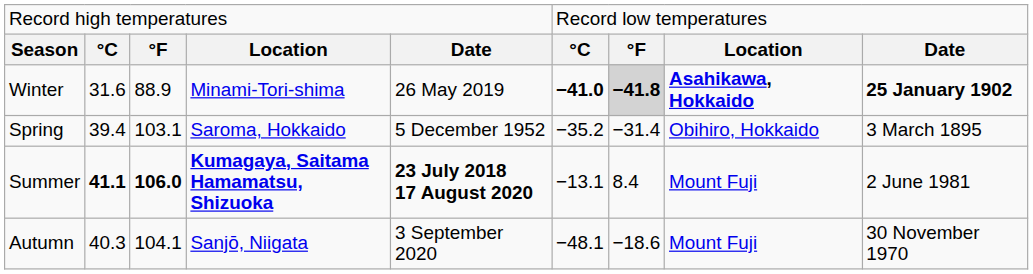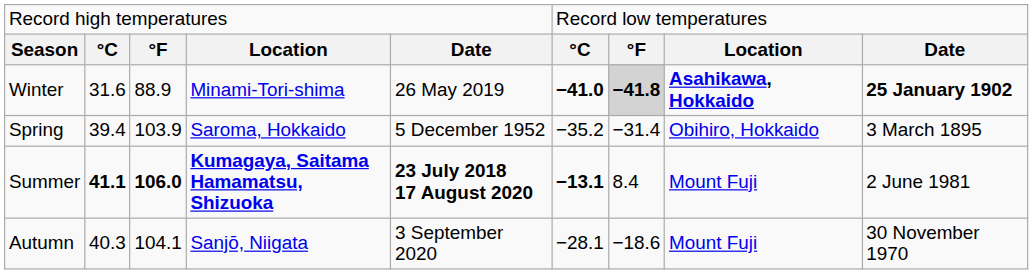(158, 130) 103.1 -> (158, 130) 103.9
(580, 181) normal -> (580, 181) bold
(580, 243) −48.1 -> (580, 243) −28.1
